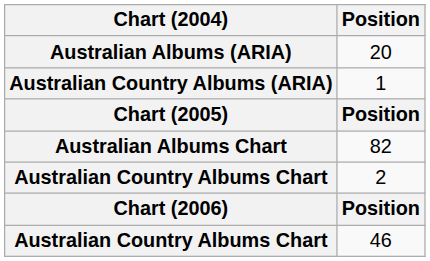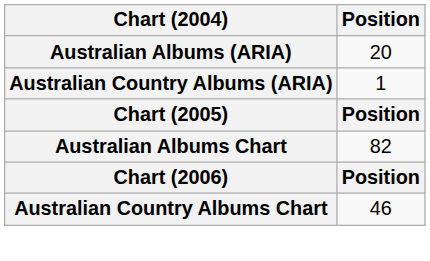- row: (381, 177)
